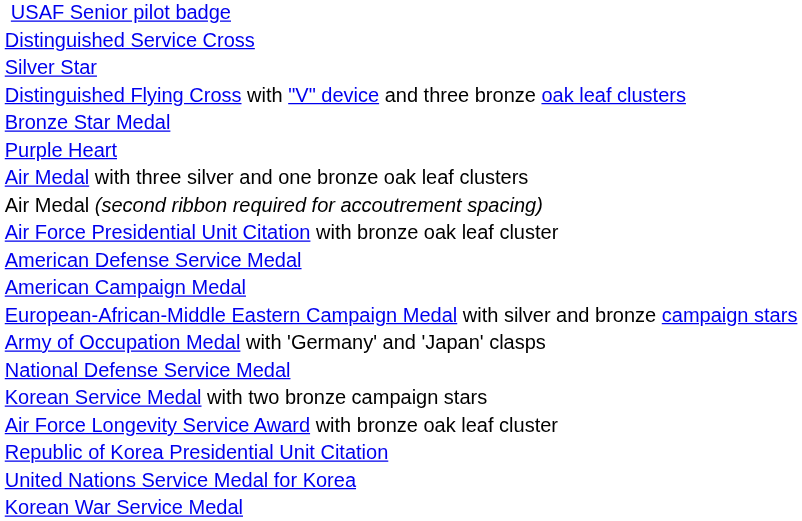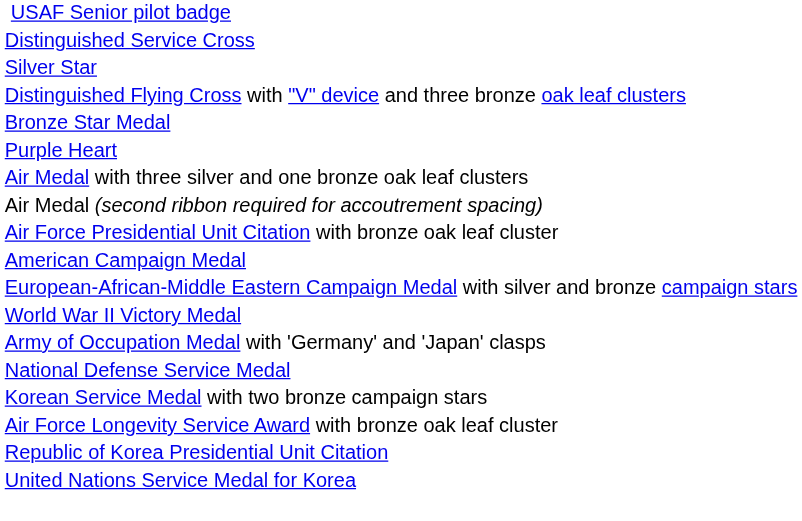- row: (153, 260)
+ row: (123, 315)
- row: (124, 507)
